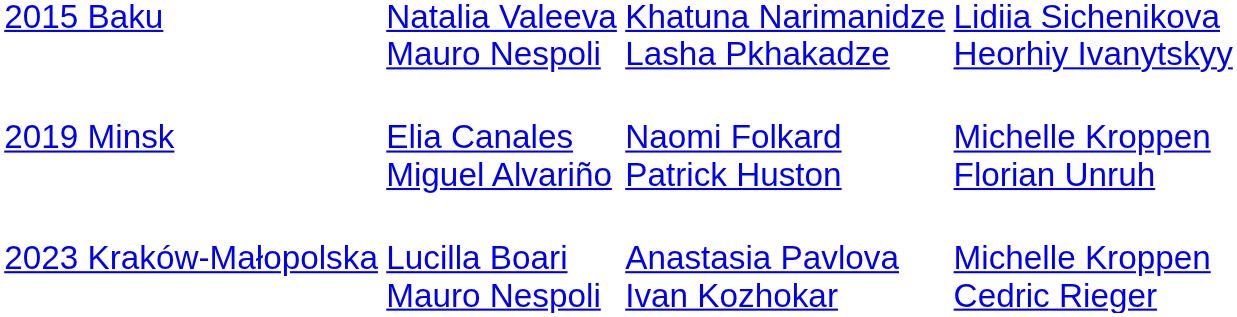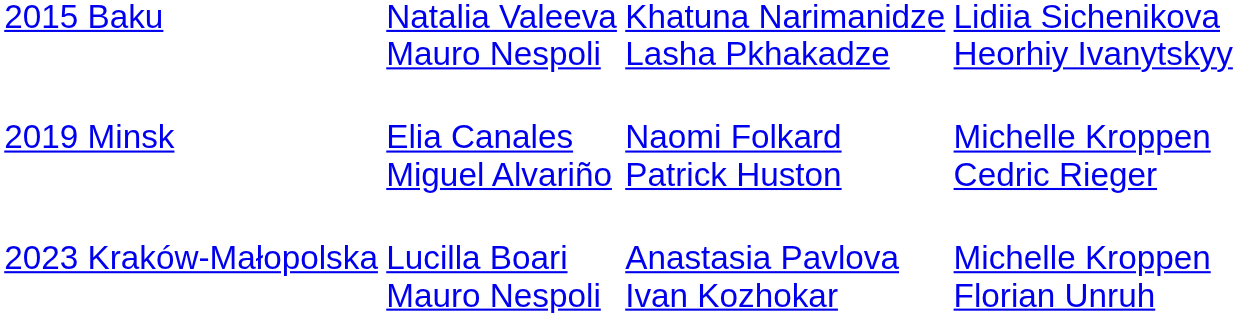(1082, 156) Michelle Kroppen Florian Unruh -> (1082, 156) Michelle Kroppen Cedric Rieger
(1082, 276) Michelle Kroppen Cedric Rieger -> (1082, 276) Michelle Kroppen Florian Unruh
